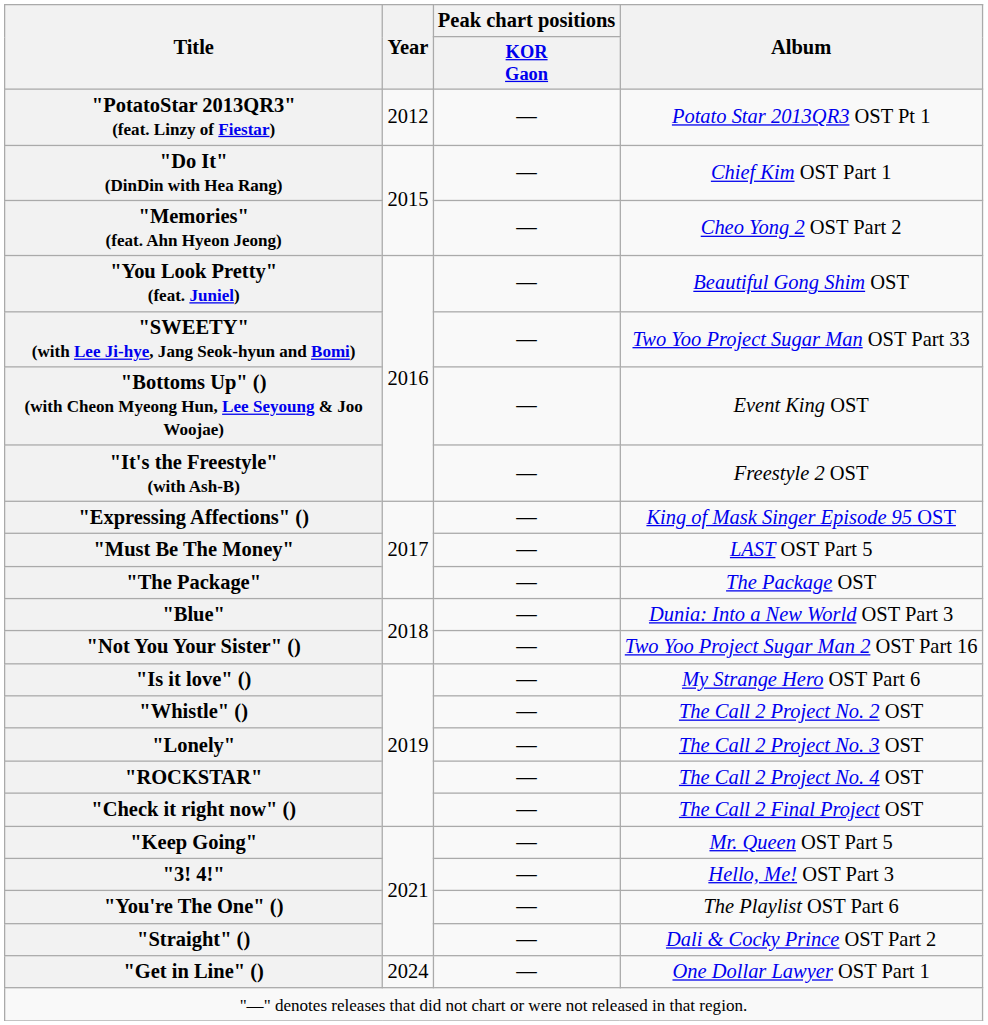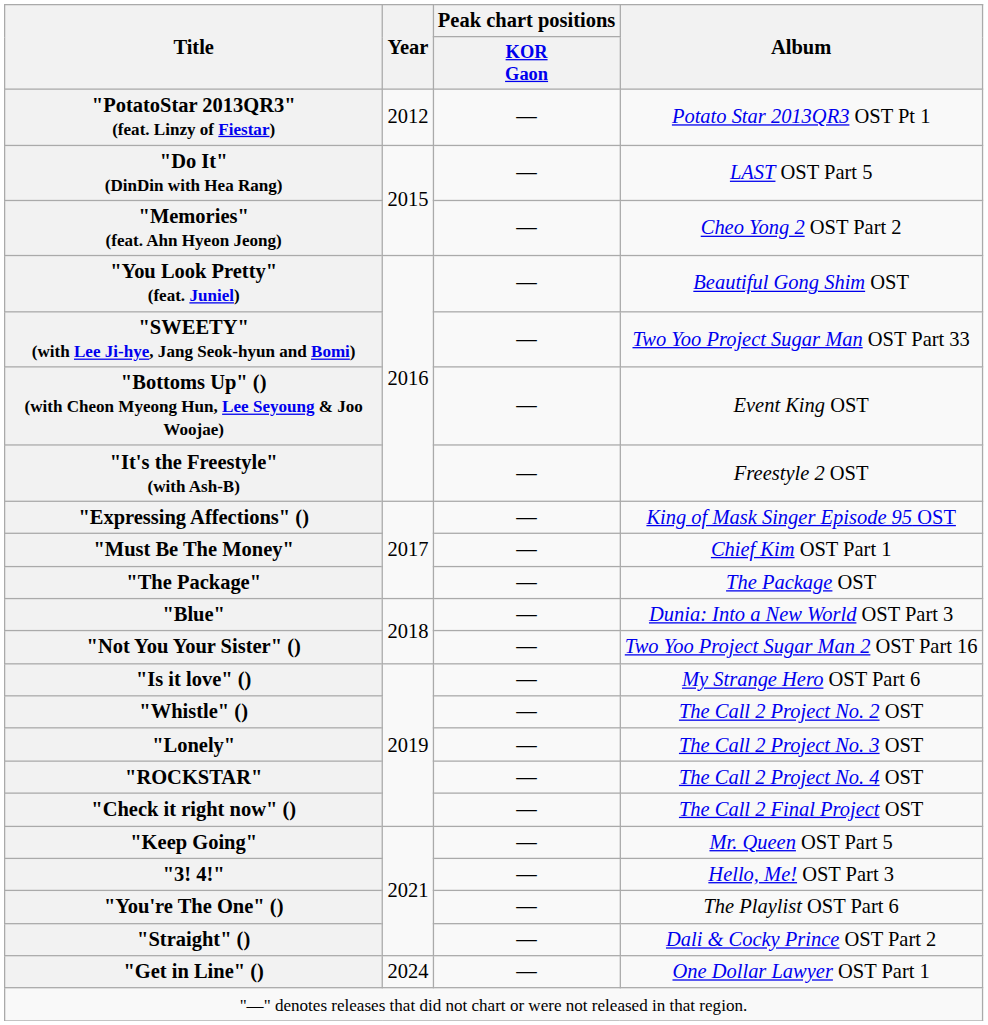(801, 172) Chief Kim OST Part 1 -> (801, 172) LAST OST Part 5
(801, 549) LAST OST Part 5 -> (801, 549) Chief Kim OST Part 1
